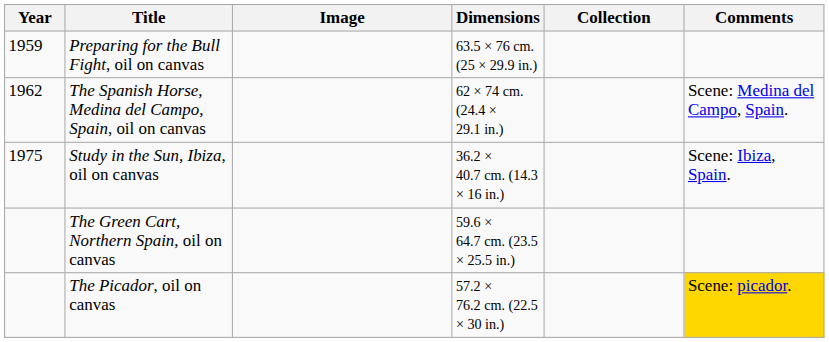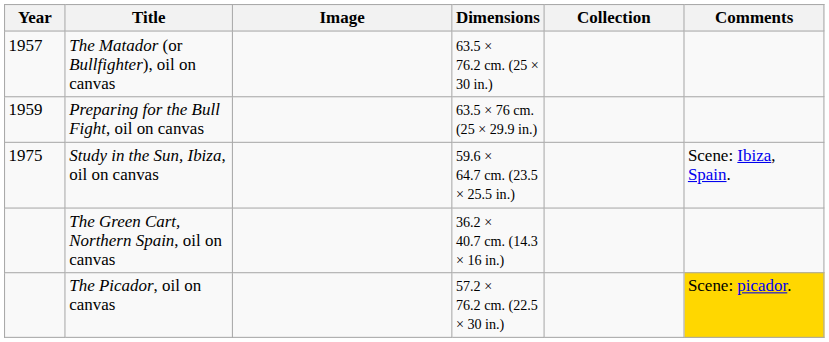+ row: (133, 63)
- row: (138, 109)
(497, 176) 36.2 × 40.7 cm. (14.3 × 16 in.) -> (497, 176) 59.6 × 64.7 cm. (23.5 × 25.5 in.)
(497, 241) 59.6 × 64.7 cm. (23.5 × 25.5 in.) -> (497, 241) 36.2 × 40.7 cm. (14.3 × 16 in.)
